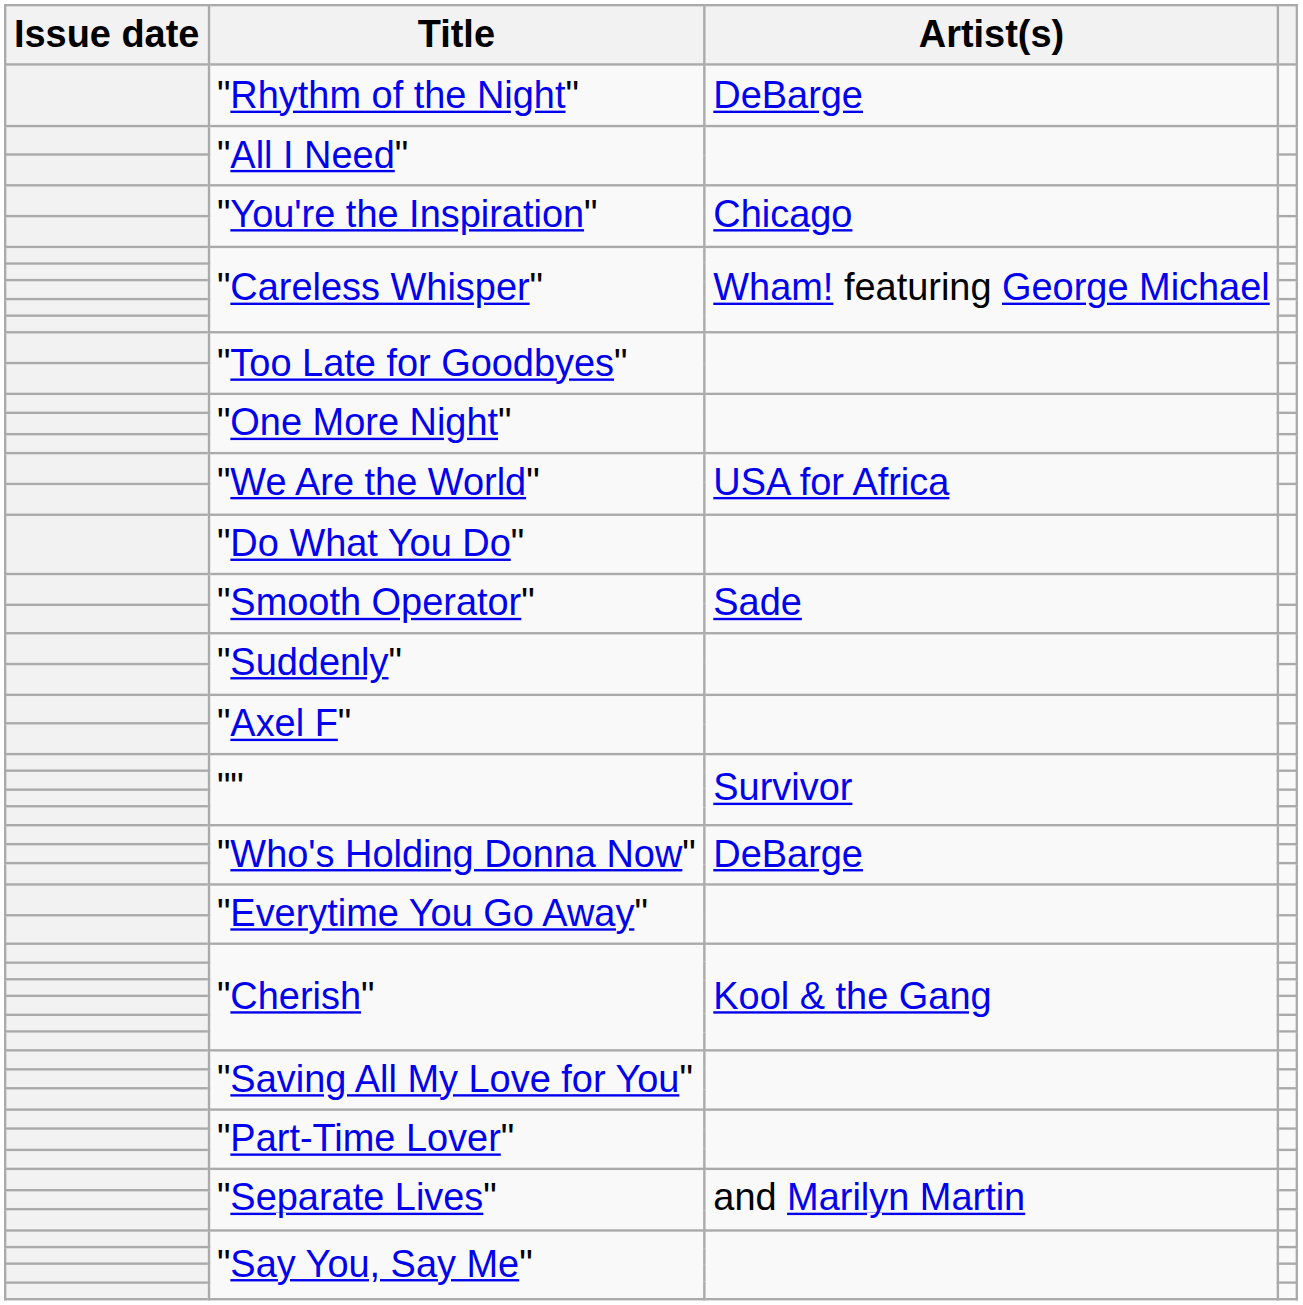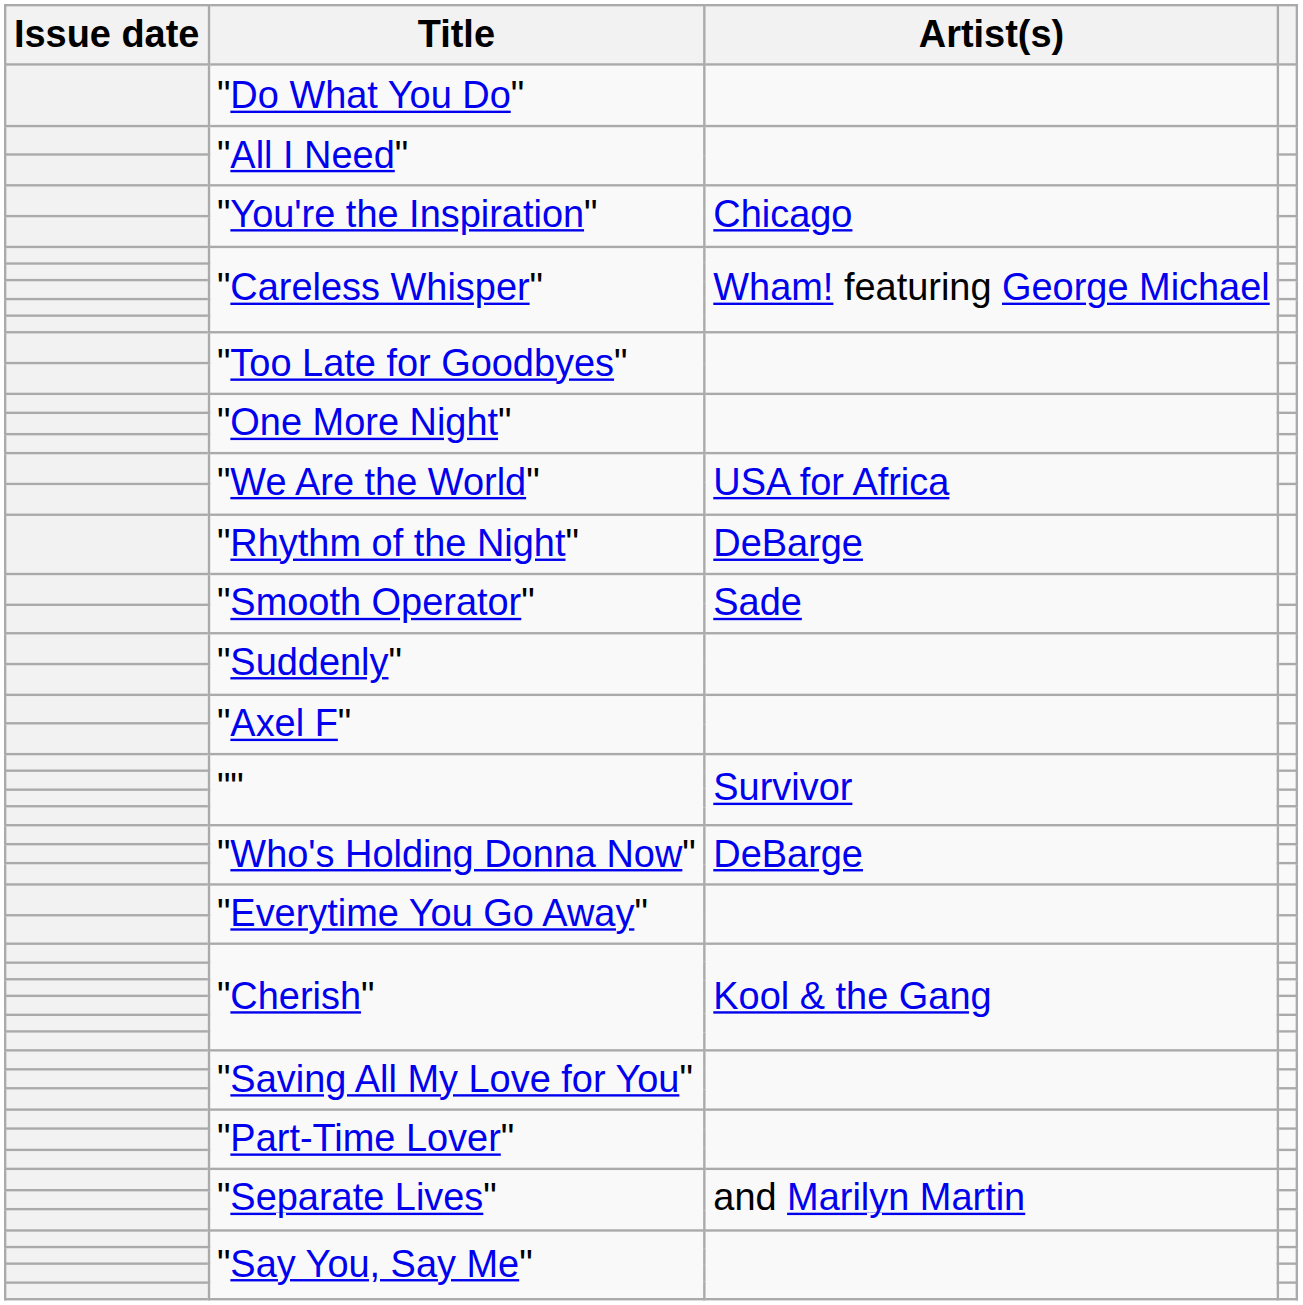rows swapped: (371, 542) <-> (398, 94)
